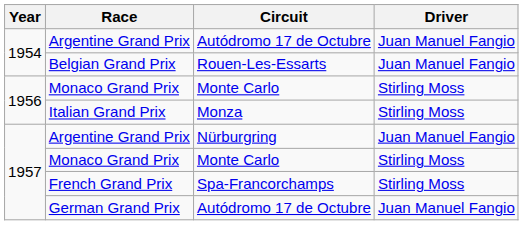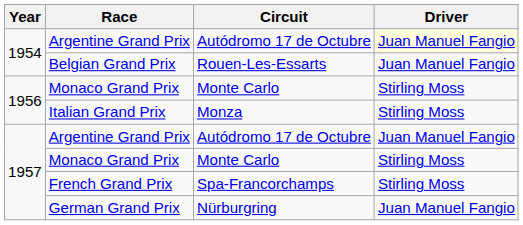(446, 41) no background -> (446, 41) lightyellow background
(237, 136) Nürburgring -> (284, 136) Autódromo 17 de Octubre
(284, 208) Autódromo 17 de Octubre -> (237, 208) Nürburgring
